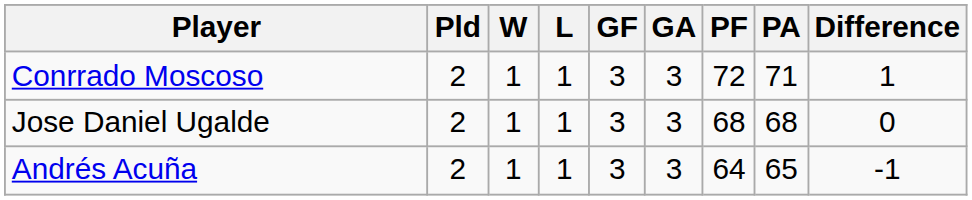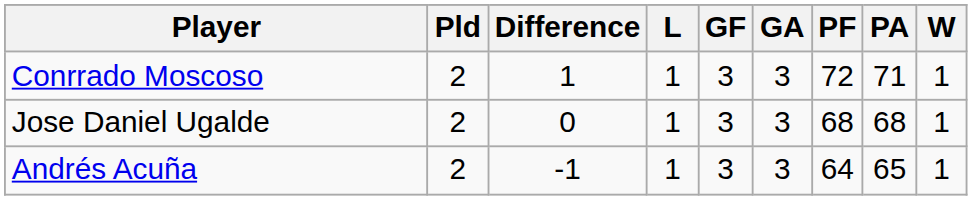columns swapped: (513, 28) <-> (887, 28)
